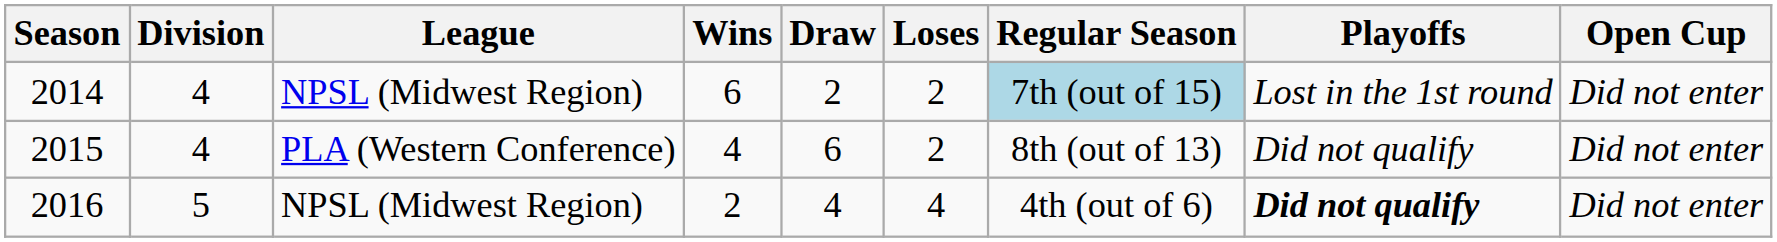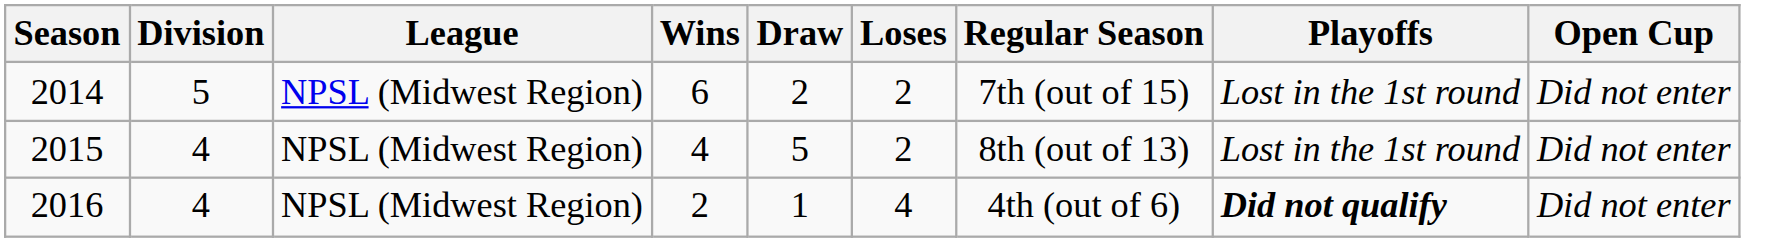(201, 90) 4 -> (201, 90) 5
(1116, 90) lightblue background -> (1084, 90) no background
(478, 148) PLA (Western Conference) -> (462, 148) NPSL (Midwest Region)
(833, 148) 6 -> (800, 148) 5
(1363, 148) Did not qualify -> (1370, 148) Lost in the 1st round
(201, 206) 5 -> (201, 206) 4
(833, 206) 4 -> (800, 206) 1
